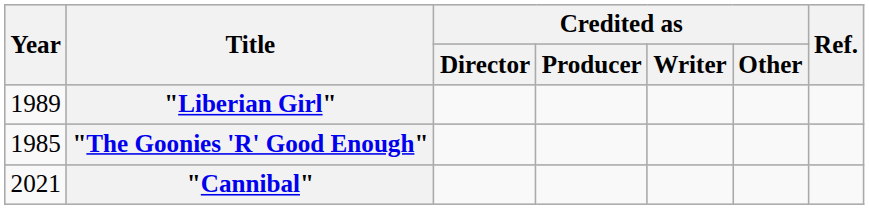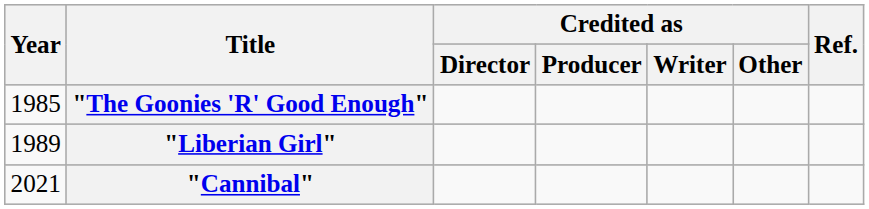rows swapped: (250, 143) <-> (250, 104)
